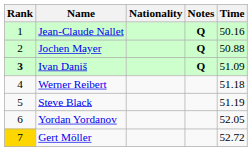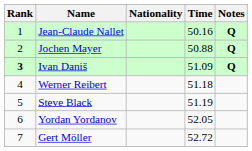columns swapped: (232, 13) <-> (201, 13)
(20, 137) gold background -> (20, 137) no background
